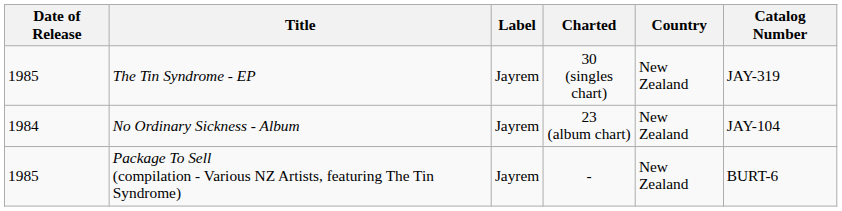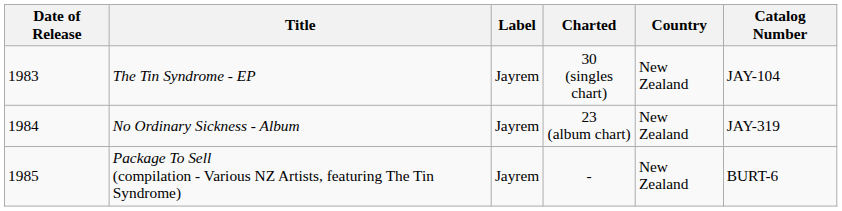(23, 75) 1985 -> (23, 75) 1983
(753, 75) JAY-319 -> (753, 75) JAY-104
(753, 125) JAY-104 -> (753, 125) JAY-319
